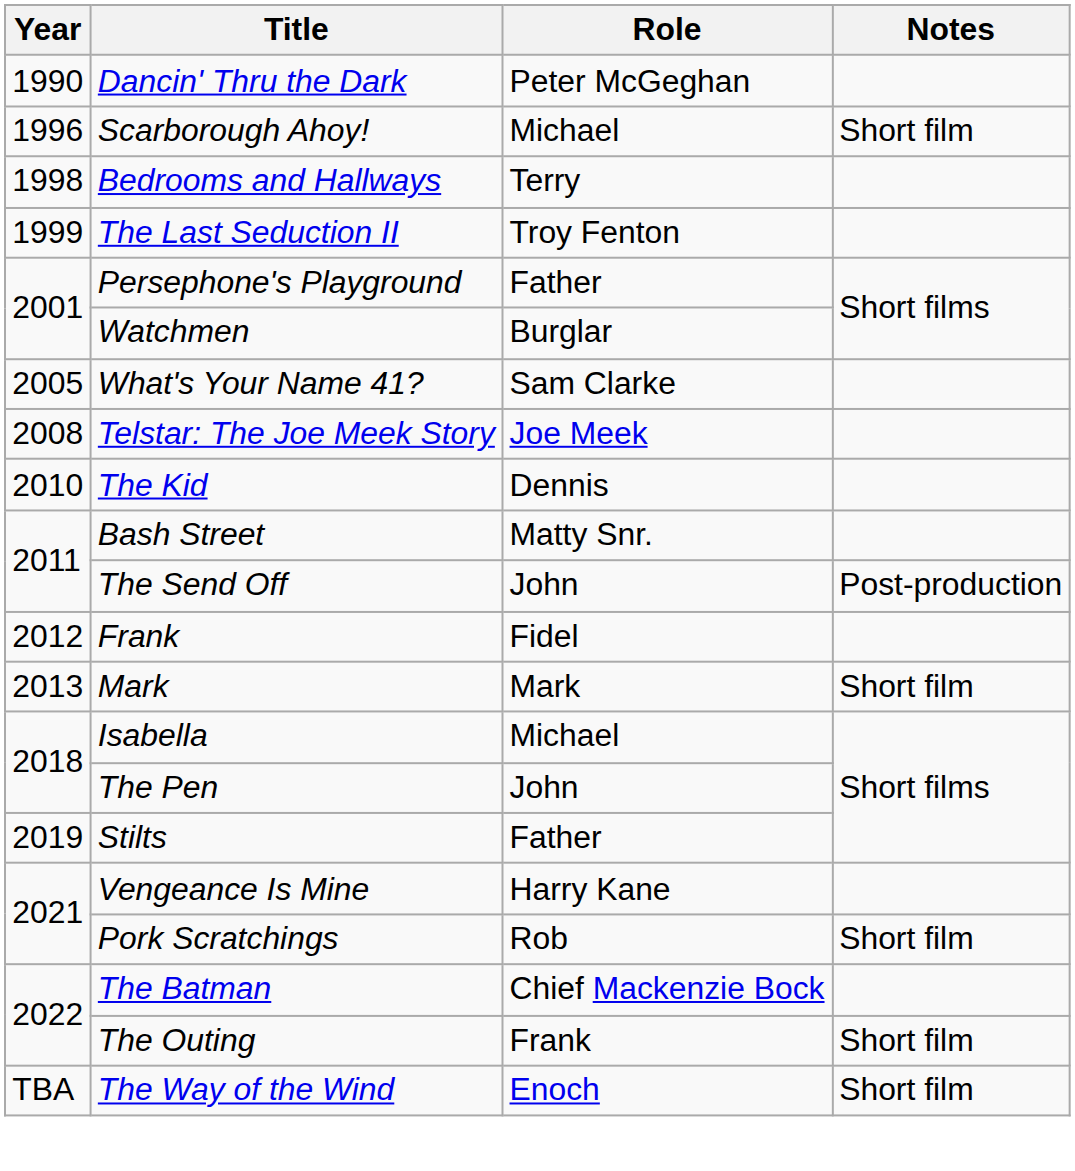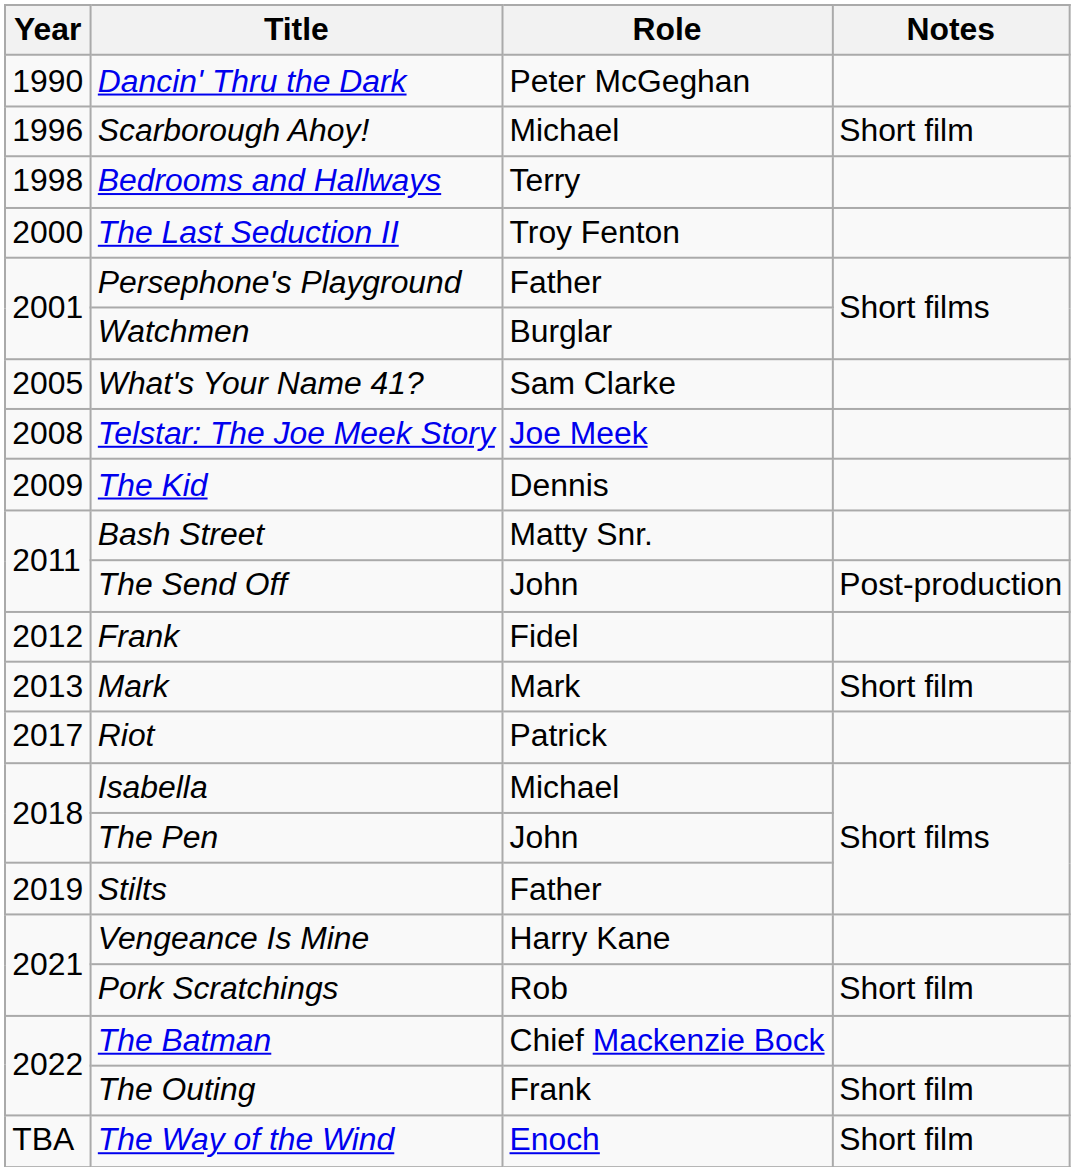(48, 231) 1999 -> (48, 231) 2000
(48, 484) 2010 -> (48, 484) 2009
+ row: (126, 736)
